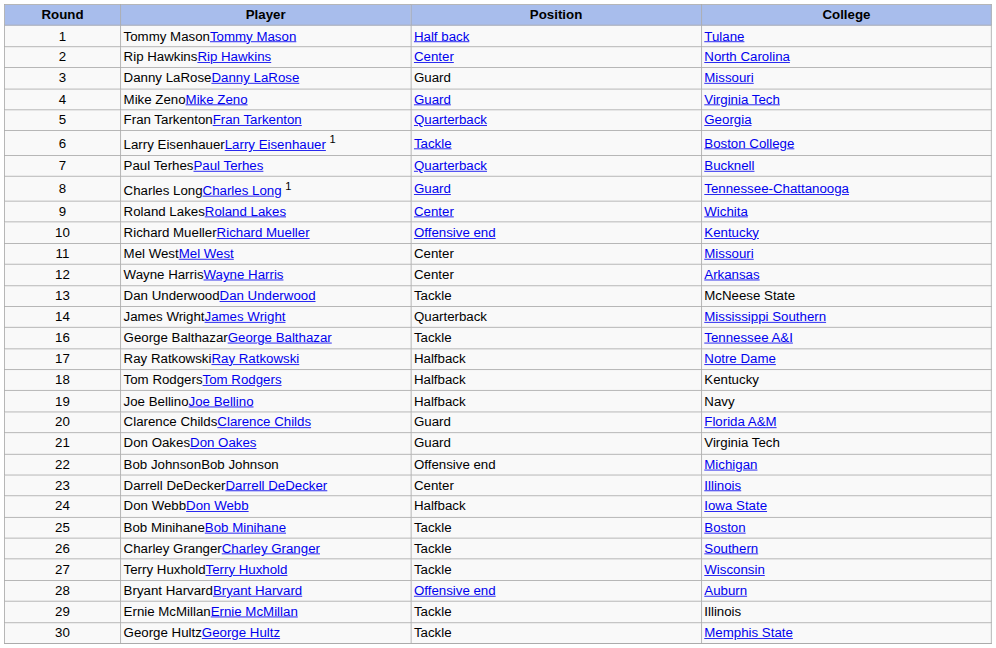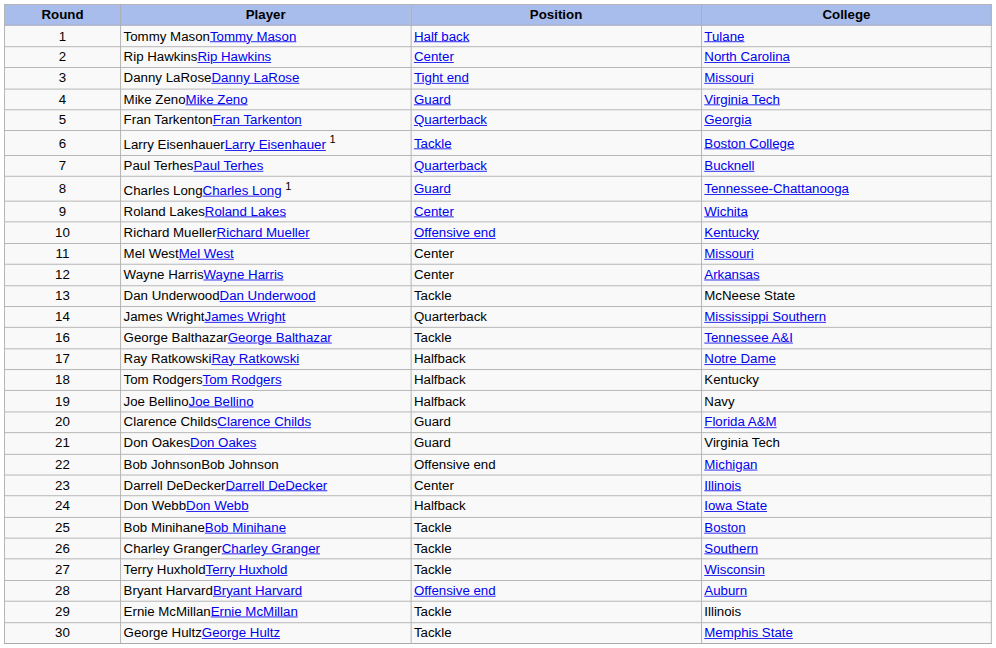(432, 78) Guard -> (441, 78) Tight end
